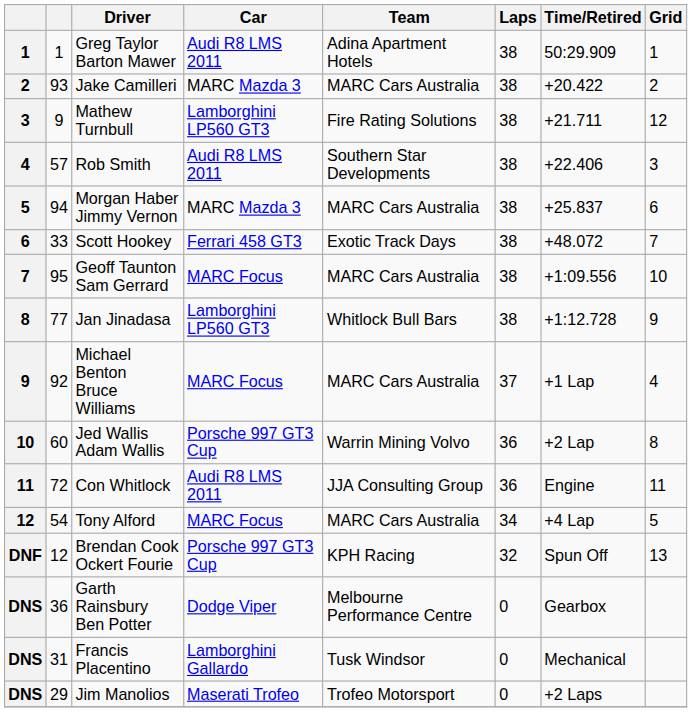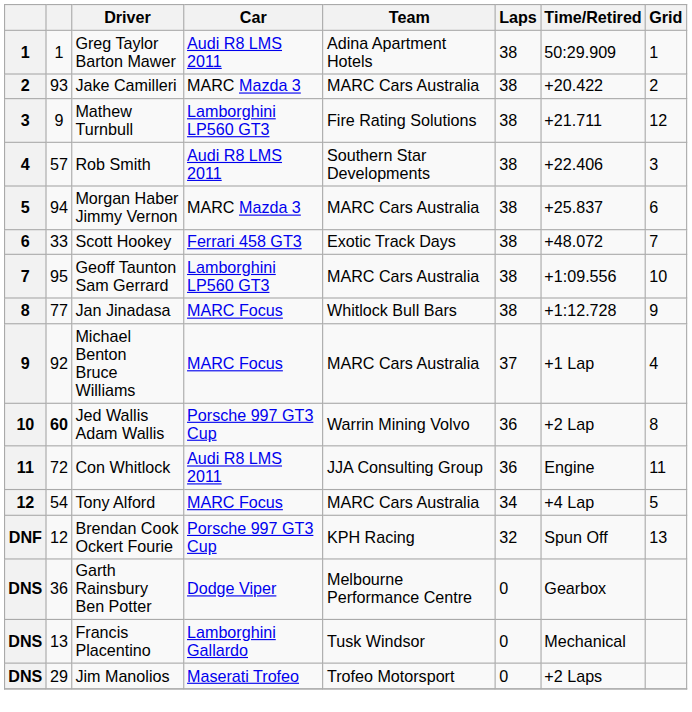(235, 277) MARC Focus -> (231, 277) Lamborghini LP560 GT3
(231, 320) Lamborghini LP560 GT3 -> (235, 311) MARC Focus
(59, 443) normal -> (59, 425) bold
(59, 660) 31 -> (59, 642) 13
